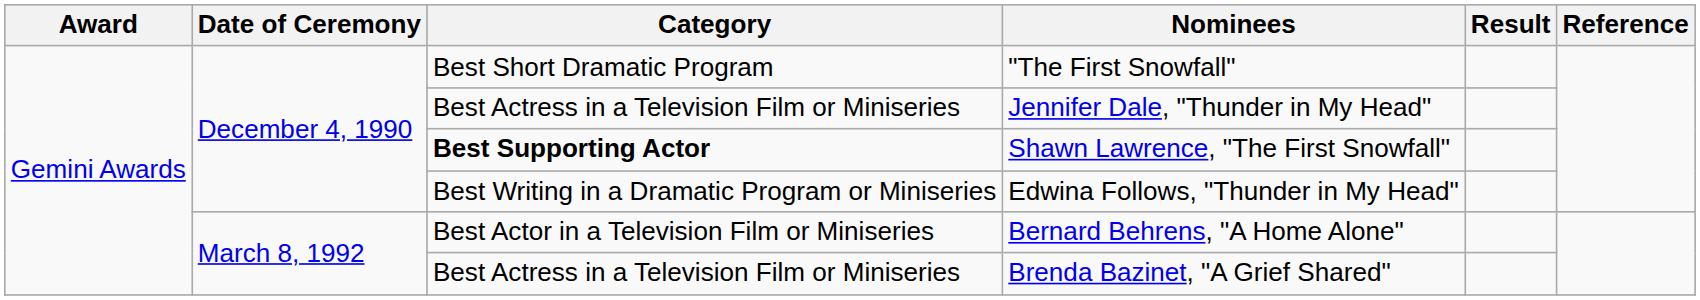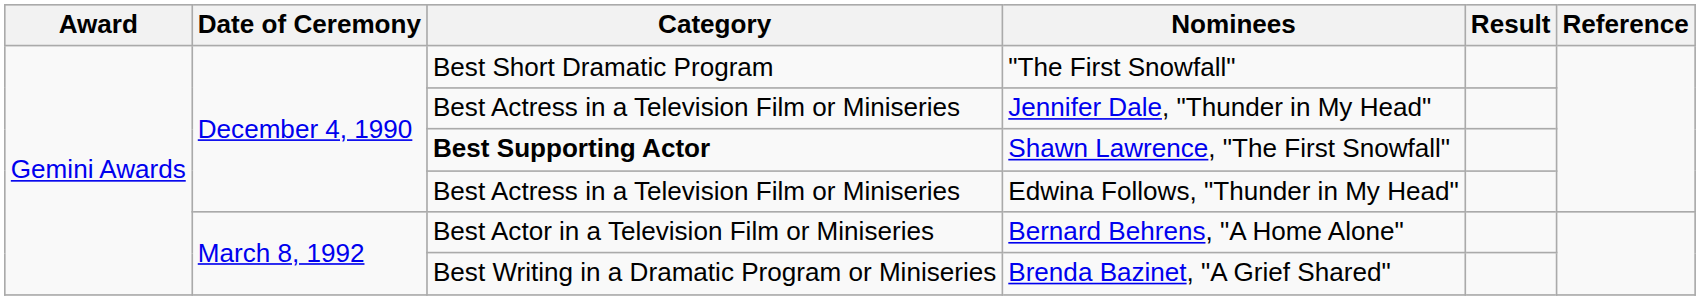(715, 190) Best Writing in a Dramatic Program or Miniseries -> (697, 190) Best Actress in a Television Film or Miniseries
(697, 273) Best Actress in a Television Film or Miniseries -> (715, 273) Best Writing in a Dramatic Program or Miniseries
